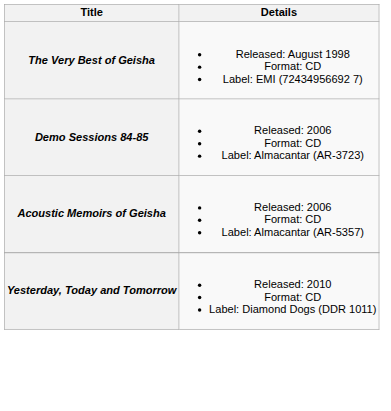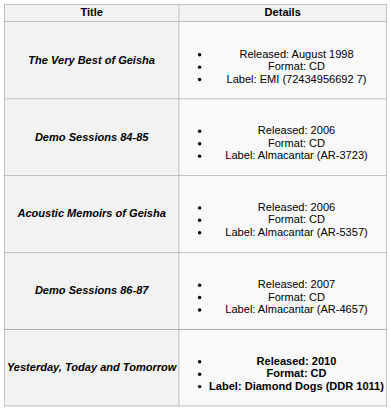+ row: (92, 290)
(279, 297) normal -> (283, 374) bold
